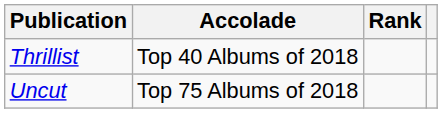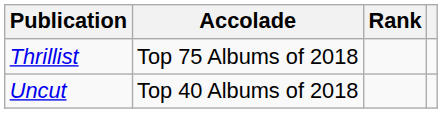(248, 56) Top 40 Albums of 2018 -> (248, 56) Top 75 Albums of 2018
(248, 90) Top 75 Albums of 2018 -> (248, 90) Top 40 Albums of 2018
